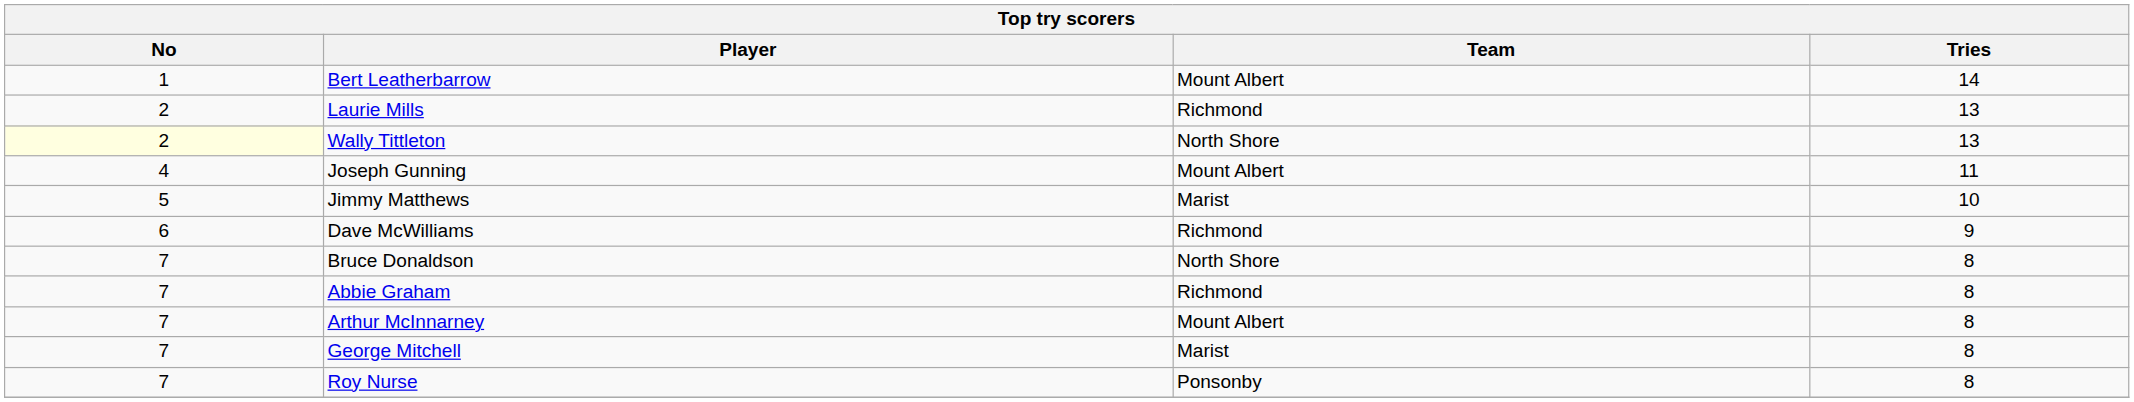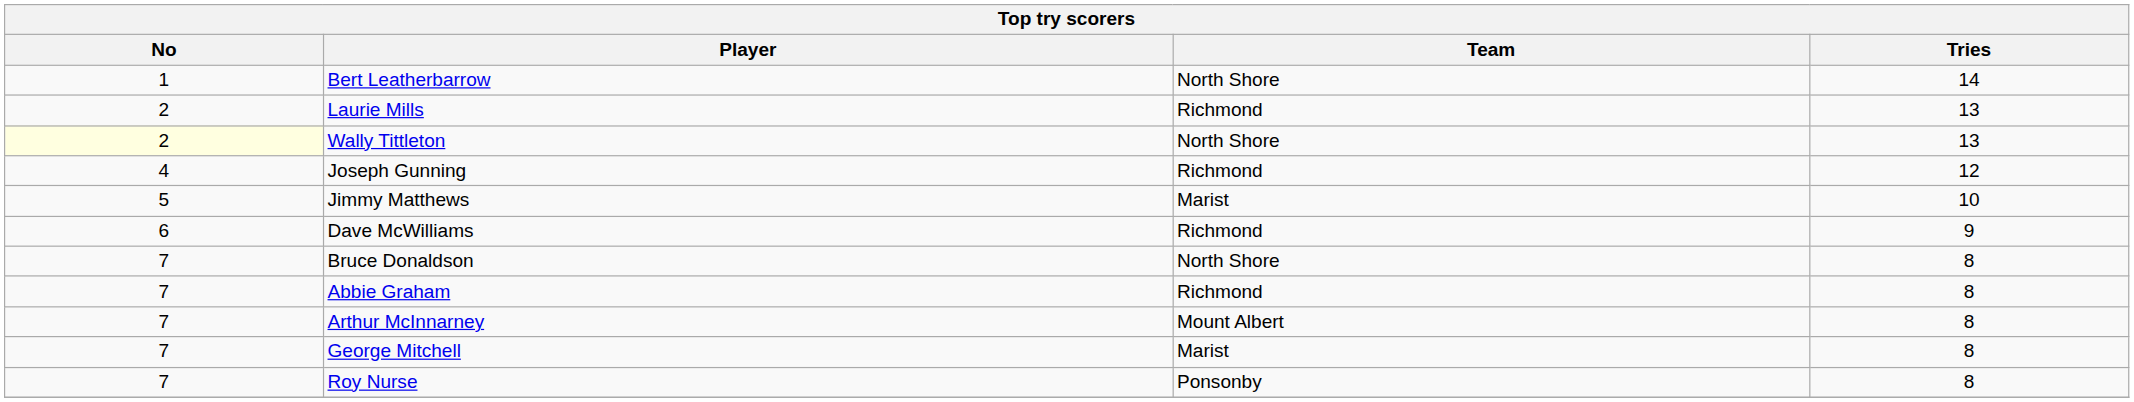(1230, 79) Mount Albert -> (1228, 79) North Shore
(1230, 170) Mount Albert -> (1220, 170) Richmond
(1969, 170) 11 -> (1969, 170) 12
